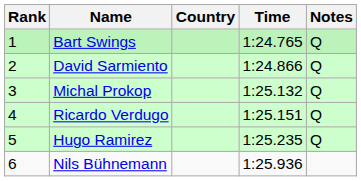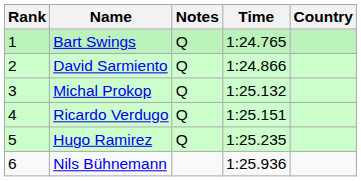columns swapped: (205, 17) <-> (331, 17)
